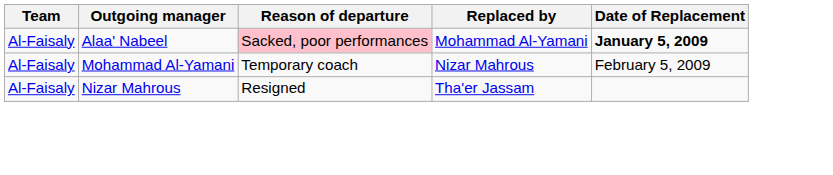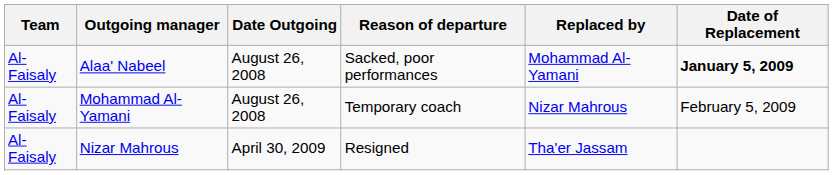+ column: (285, 25)
(335, 40) pink background -> (391, 66) no background
